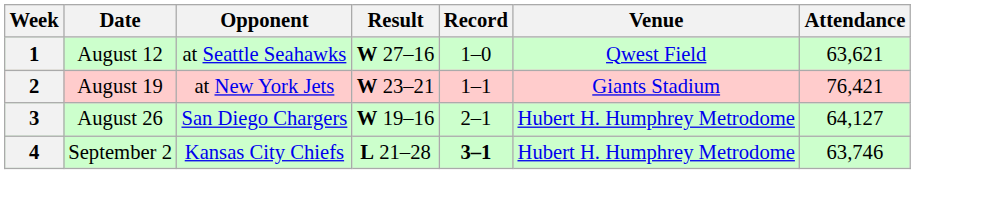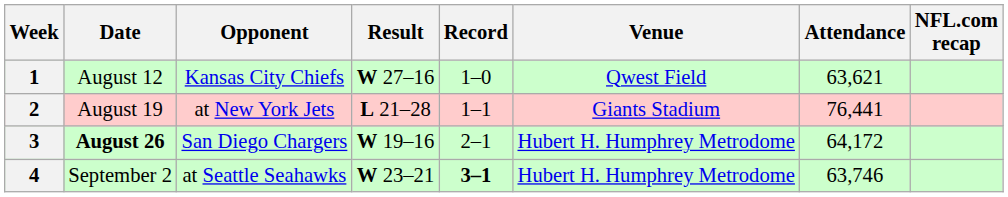+ column: (956, 32)
(264, 53) at Seattle Seahawks -> (264, 76) Kansas City Chiefs
(396, 86) W 23–21 -> (396, 109) L 21–28
(855, 86) 76,421 -> (855, 109) 76,441
(120, 119) normal -> (120, 142) bold
(855, 119) 64,127 -> (855, 142) 64,172
(264, 151) Kansas City Chiefs -> (264, 175) at Seattle Seahawks
(396, 151) L 21–28 -> (396, 175) W 23–21
